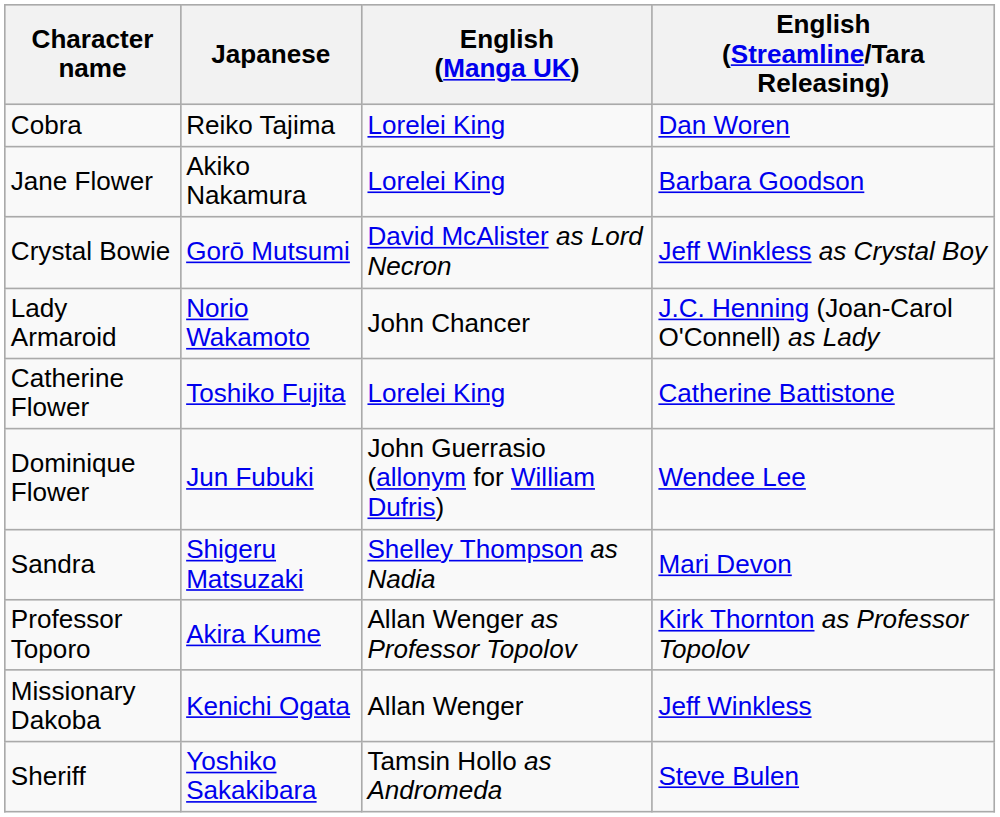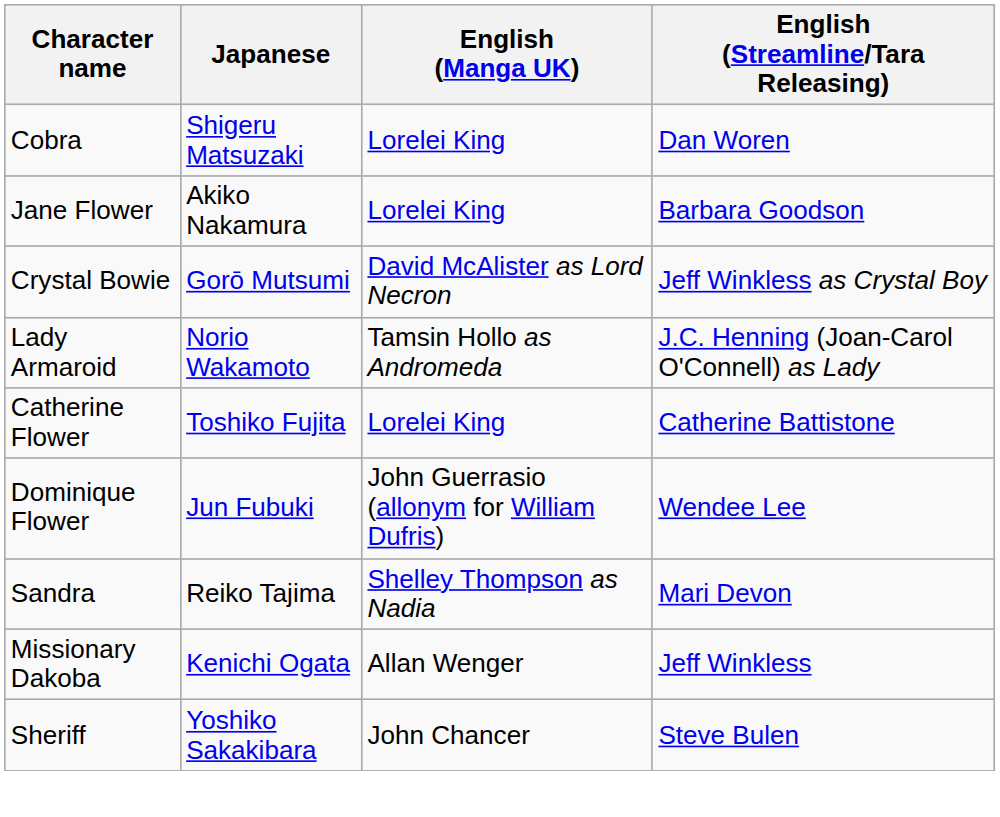(261, 125) Reiko Tajima -> (245, 139) Shigeru Matsuzaki
(449, 322) John Chancer -> (460, 351) Tamsin Hollo as Andromeda
(245, 564) Shigeru Matsuzaki -> (261, 593) Reiko Tajima
- row: (67, 634)
(460, 776) Tamsin Hollo as Andromeda -> (449, 734) John Chancer
